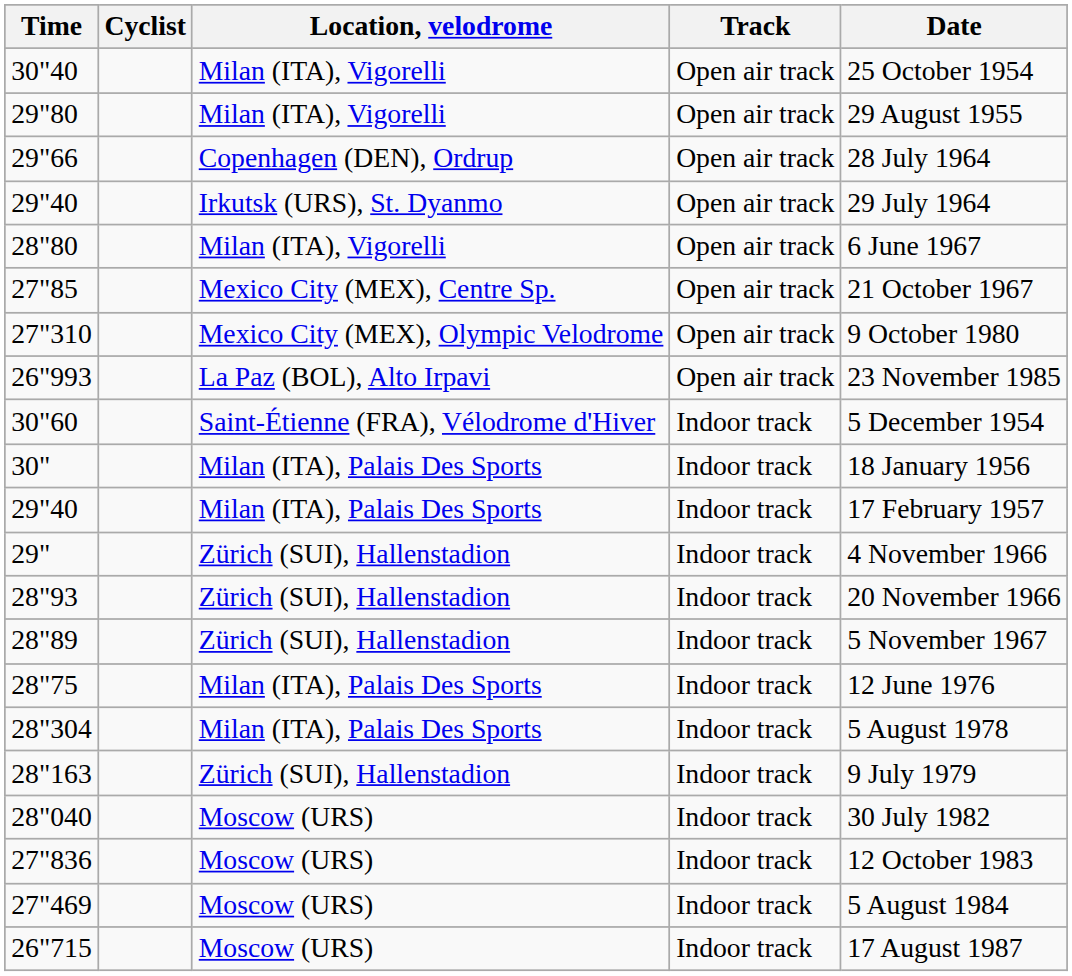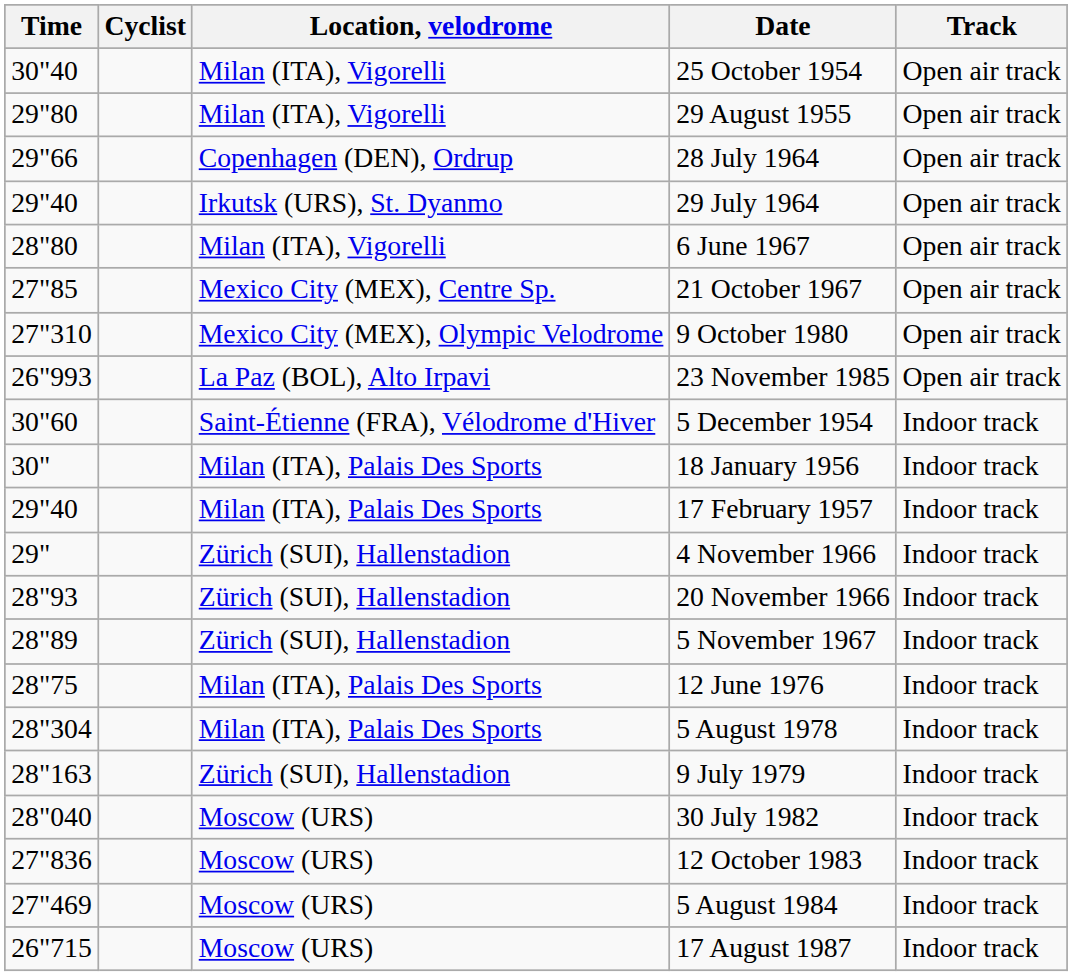columns swapped: (755, 26) <-> (954, 26)
